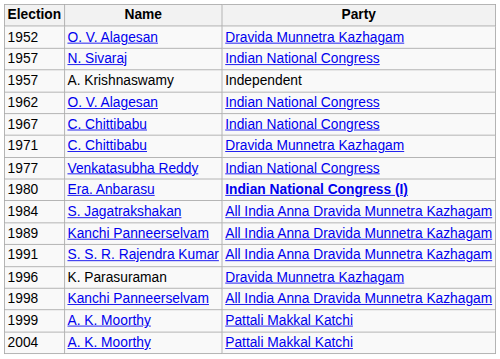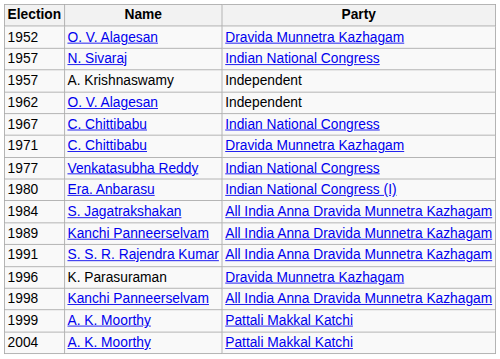(302, 102) Indian National Congress -> (263, 102) Independent
(317, 189) bold -> (311, 189) normal
